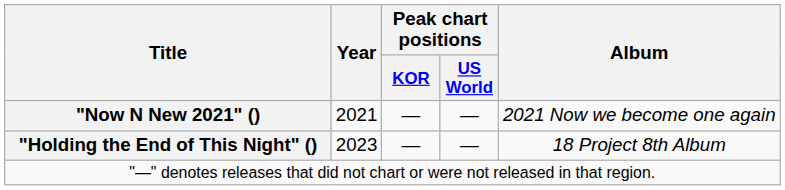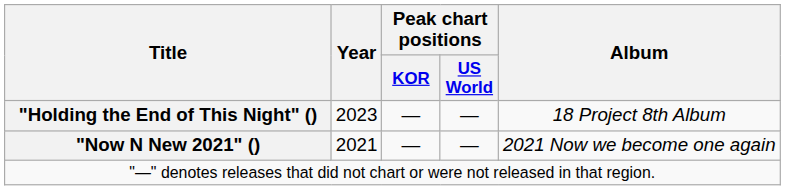rows swapped: (168, 115) <-> (168, 145)
